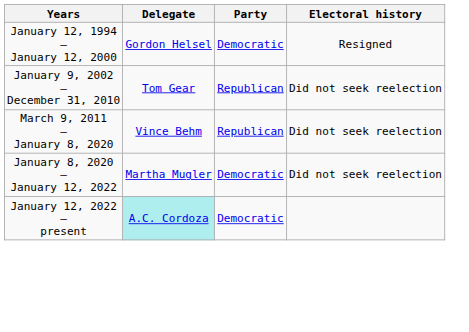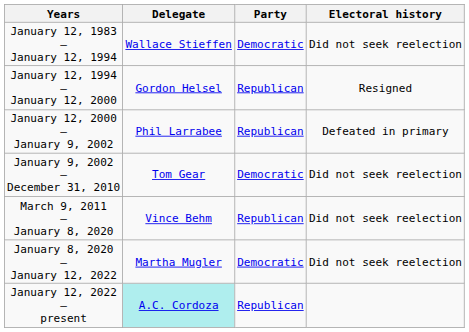+ row: (64, 44)
(250, 44) Democratic -> (270, 88) Republican
+ row: (64, 131)
(250, 88) Republican -> (270, 175) Democratic
(250, 218) Democratic -> (270, 305) Republican
